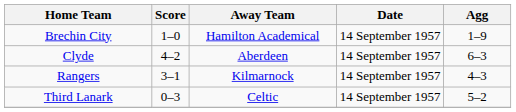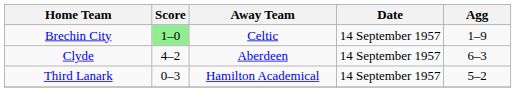(170, 35) no background -> (170, 35) lightgreen background
(263, 35) Hamilton Academical -> (263, 35) Celtic
- row: (78, 76)
(263, 96) Celtic -> (263, 76) Hamilton Academical
